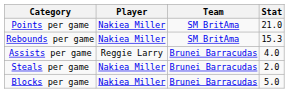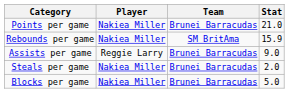(213, 25) SM BritAma -> (213, 25) Brunei Barracudas
(272, 39) 15.3 -> (272, 39) 15.9
(272, 53) 4.0 -> (272, 53) 9.0
